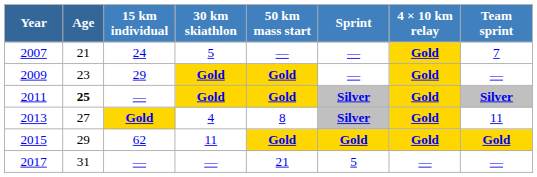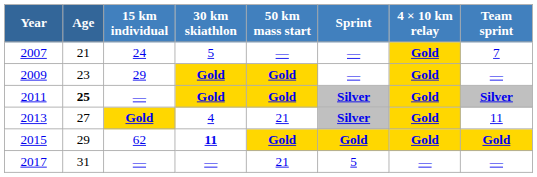(282, 118) 8 -> (282, 118) 21
(211, 140) normal -> (211, 140) bold
